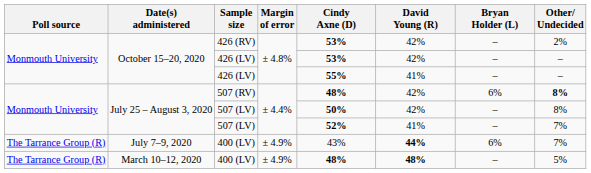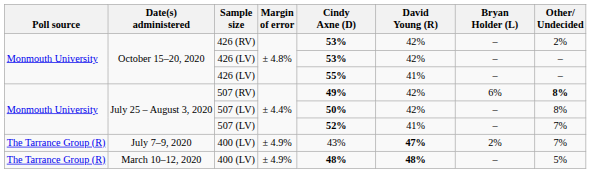(336, 92) 48% -> (336, 92) 49%
(416, 143) 44% -> (416, 143) 47%
(495, 143) 6% -> (495, 143) 2%
